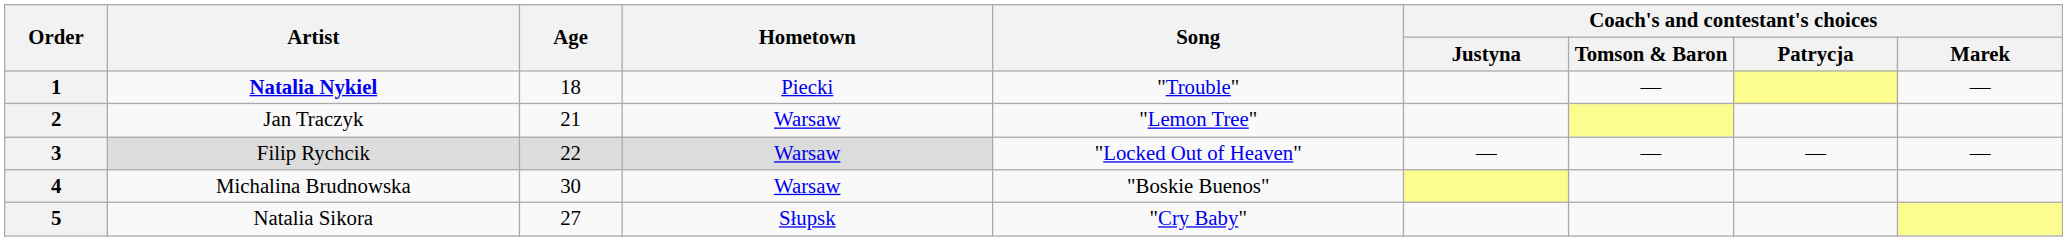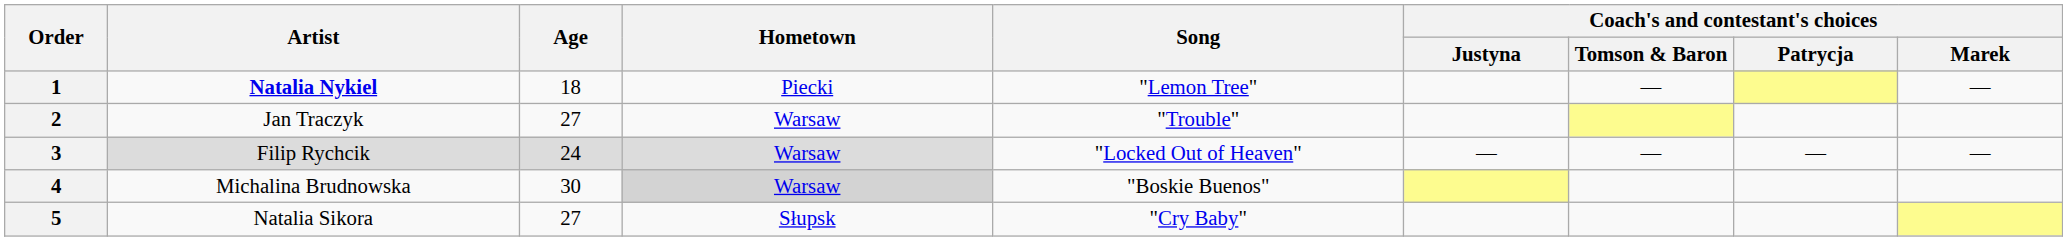(1198, 86) "Trouble" -> (1198, 86) "Lemon Tree"
(571, 119) 21 -> (571, 119) 27
(1198, 119) "Lemon Tree" -> (1198, 119) "Trouble"
(571, 152) 22 -> (571, 152) 24
(807, 185) no background -> (807, 185) lightgrey background
